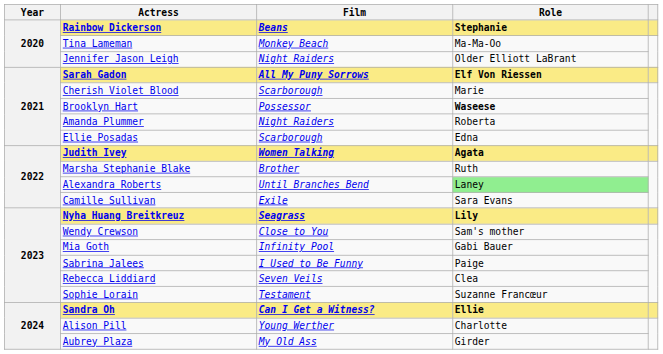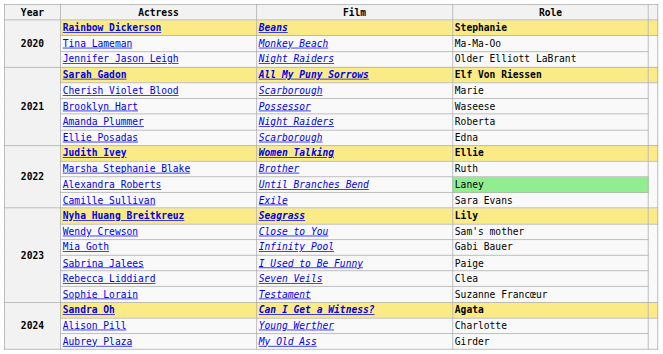(475, 106) bold -> (475, 106) normal
(469, 153) Agata -> (469, 153) Ellie
(469, 310) Ellie -> (469, 310) Agata
